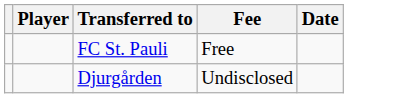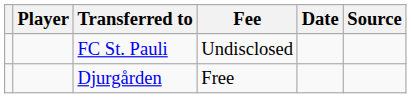+ column: (374, 19)
(218, 48) Free -> (247, 48) Undisclosed
(247, 78) Undisclosed -> (218, 78) Free
